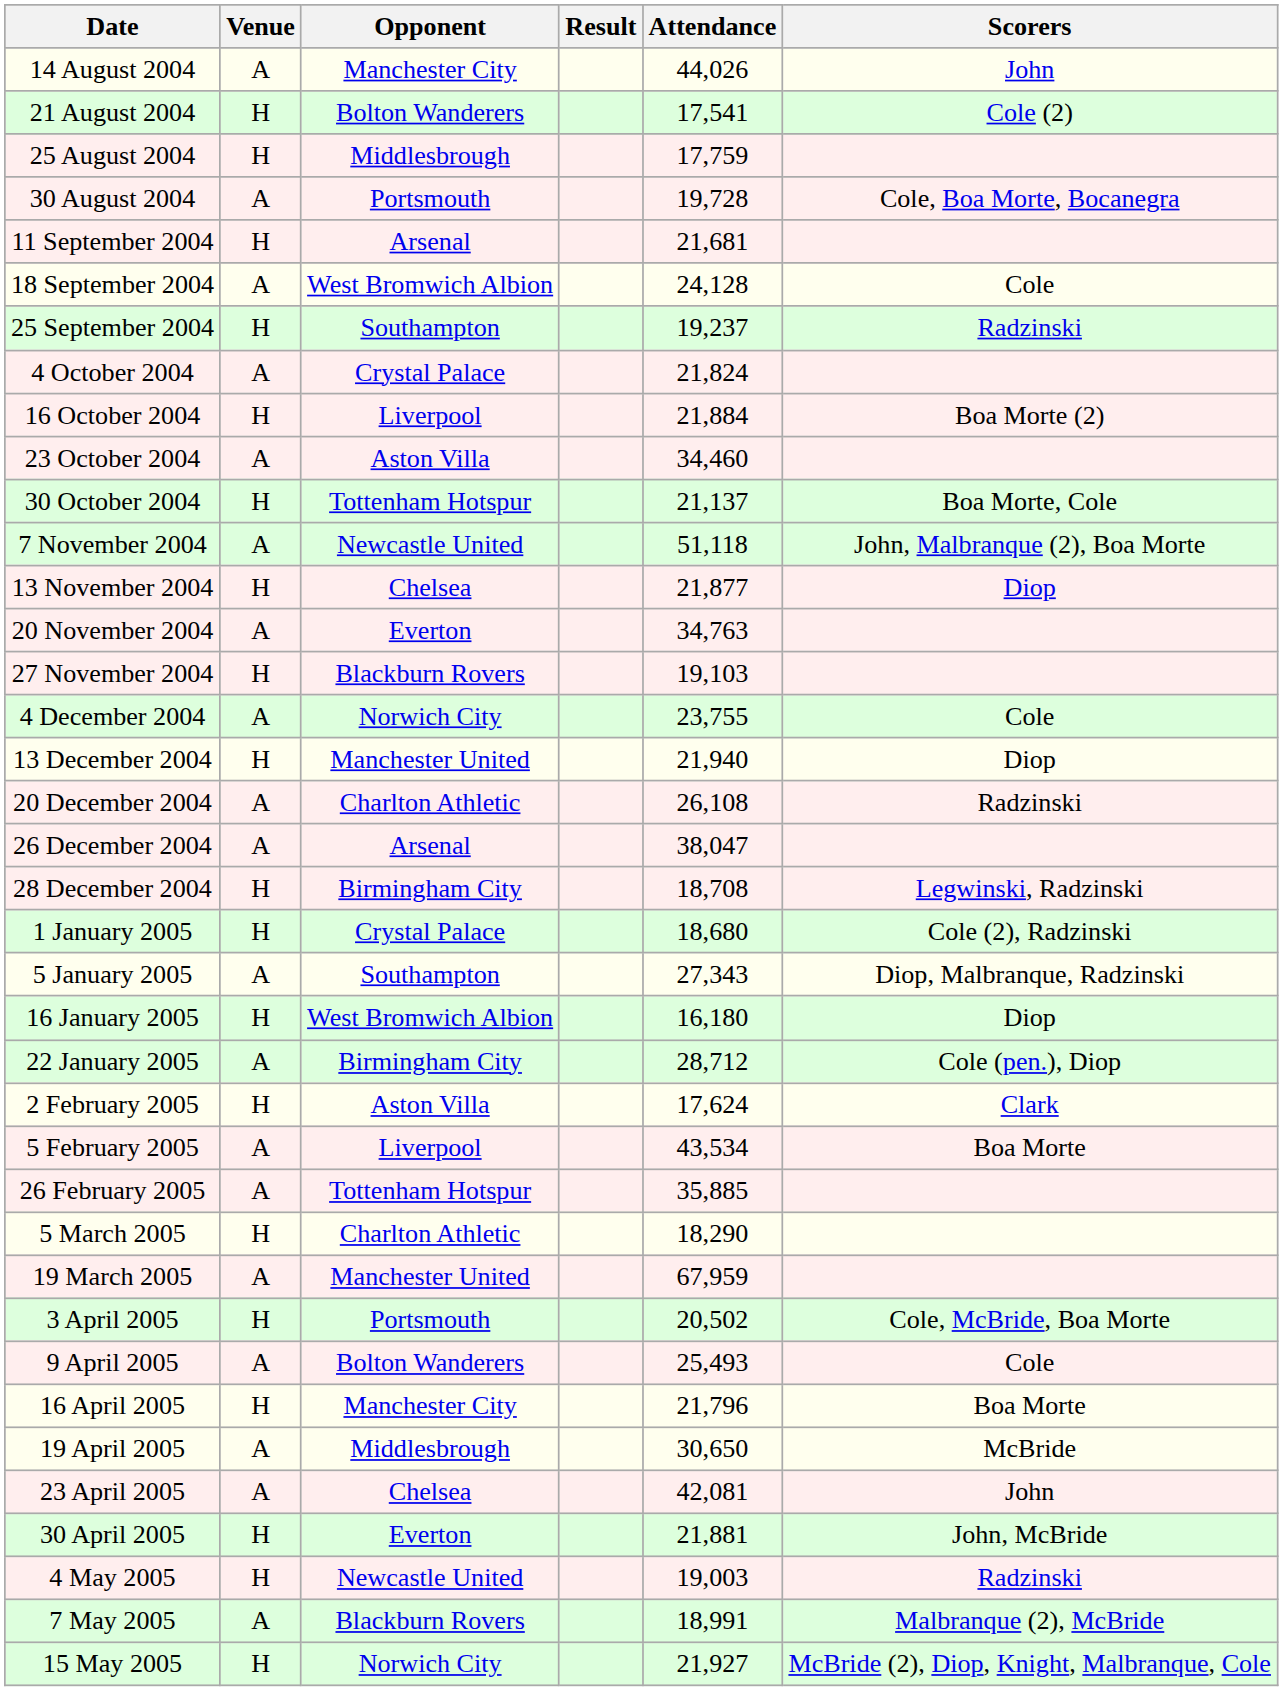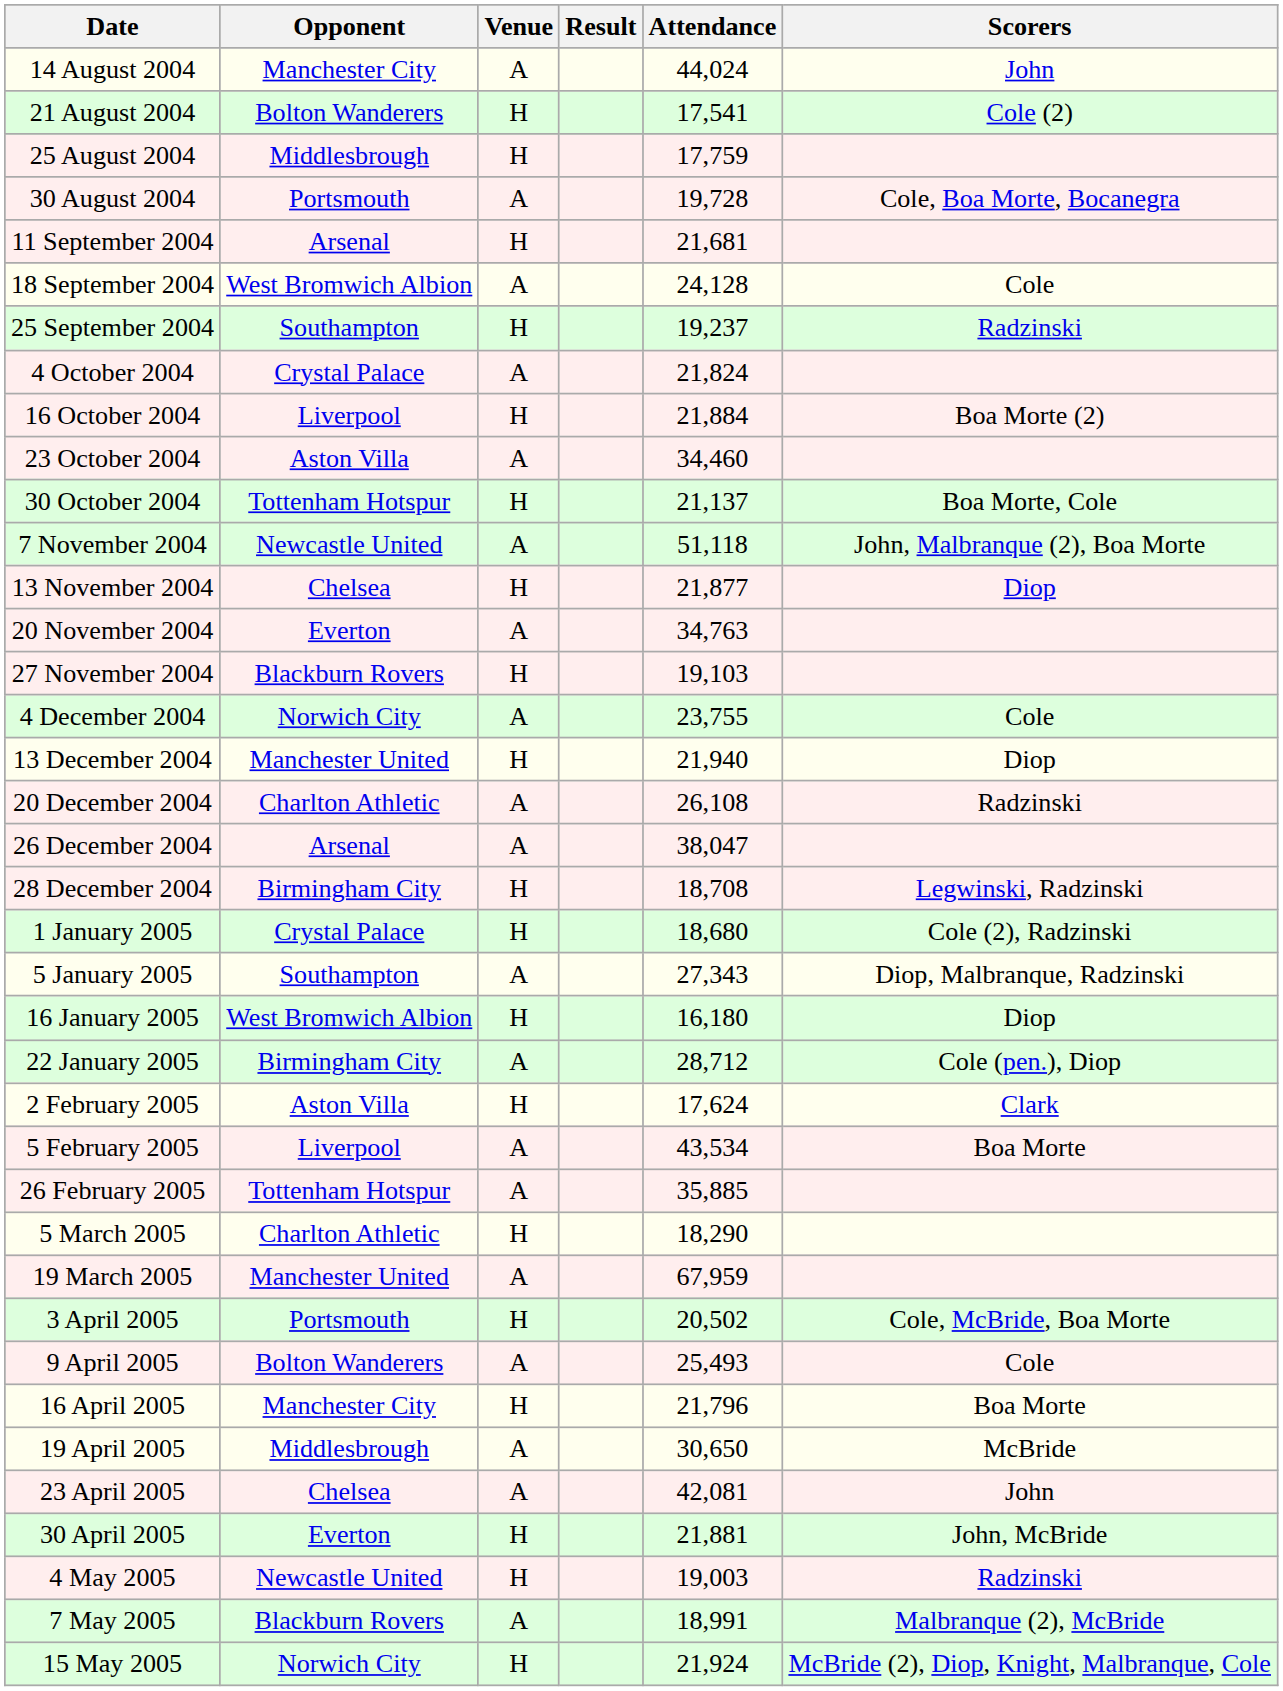columns swapped: (430, 26) <-> (261, 26)
(712, 69) 44,026 -> (712, 69) 44,024
(712, 1664) 21,927 -> (712, 1664) 21,924
